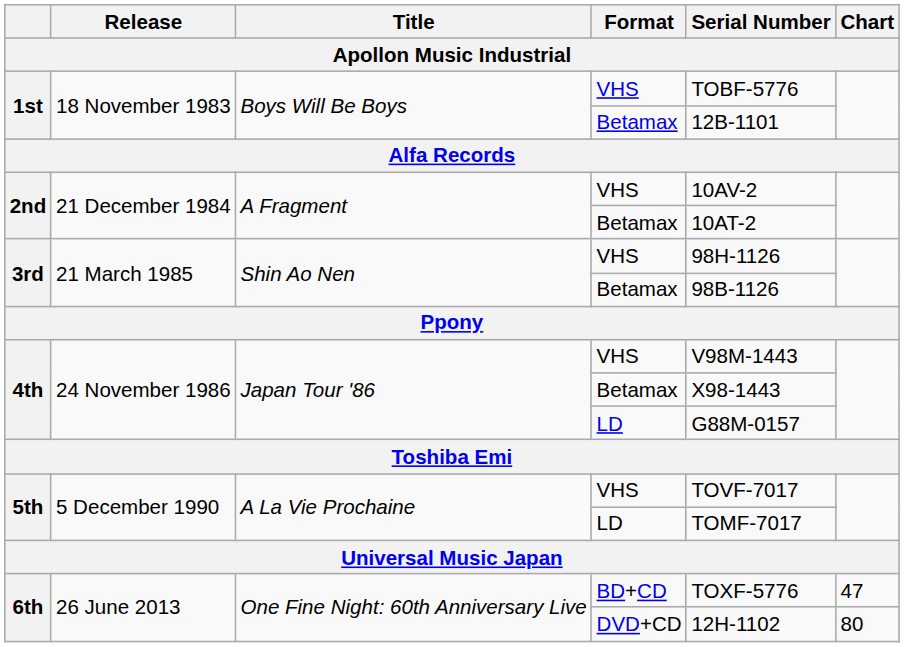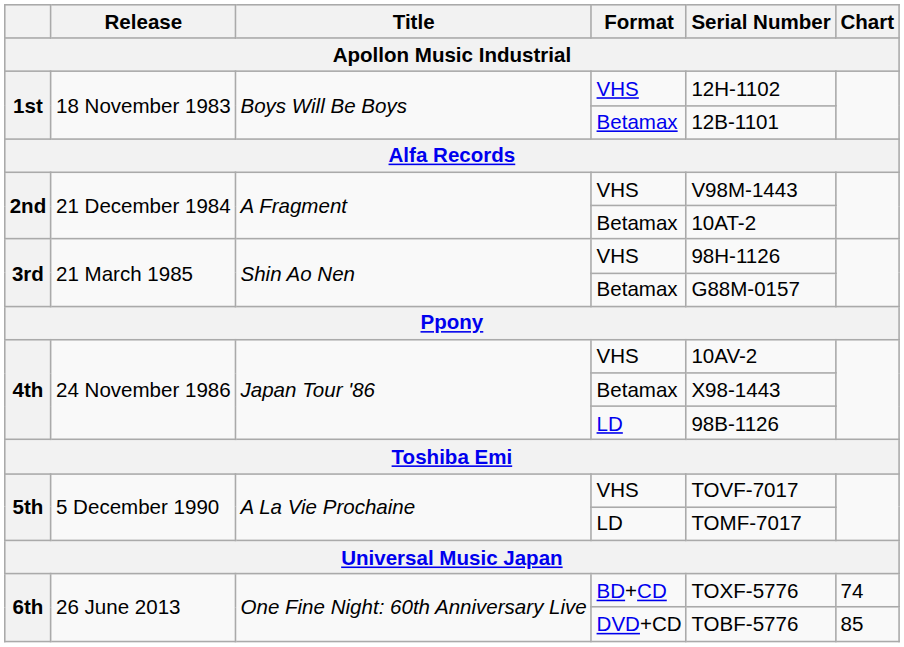(745, 88) TOBF-5776 -> (736, 88) 12H-1102
(724, 189) 10AV-2 -> (745, 189) V98M-1443
(735, 289) 98B-1126 -> (746, 289) G88M-0157
(745, 356) V98M-1443 -> (724, 356) 10AV-2
(746, 423) G88M-0157 -> (735, 423) 98B-1126
(852, 591) 47 -> (852, 591) 74
(736, 624) 12H-1102 -> (745, 624) TOBF-5776
(852, 624) 80 -> (852, 624) 85
